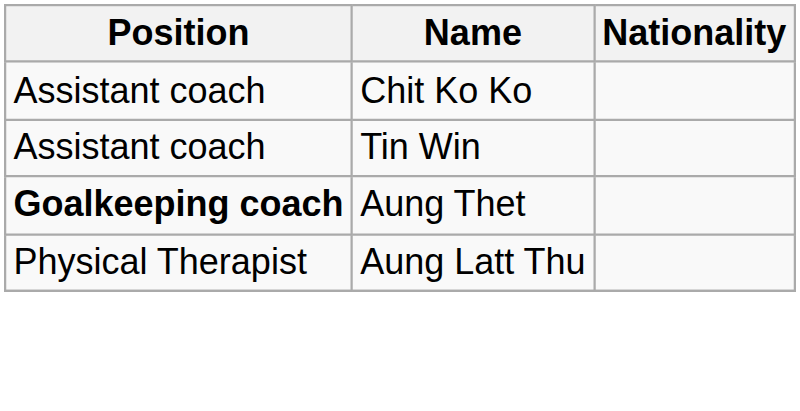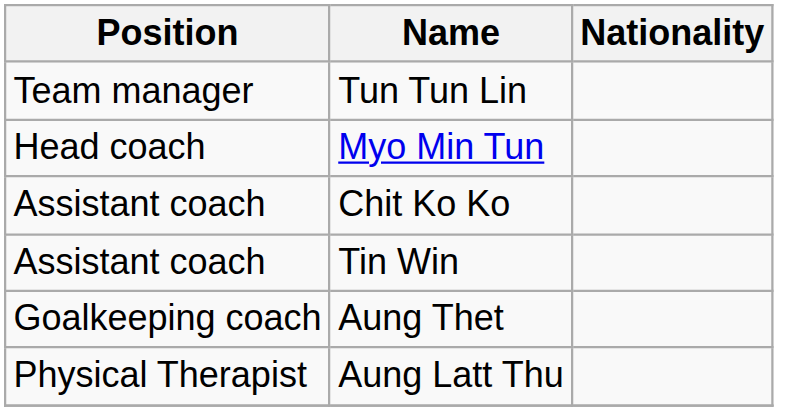+ row: (433, 90)
+ row: (441, 147)
(178, 204) bold -> (168, 318) normal
